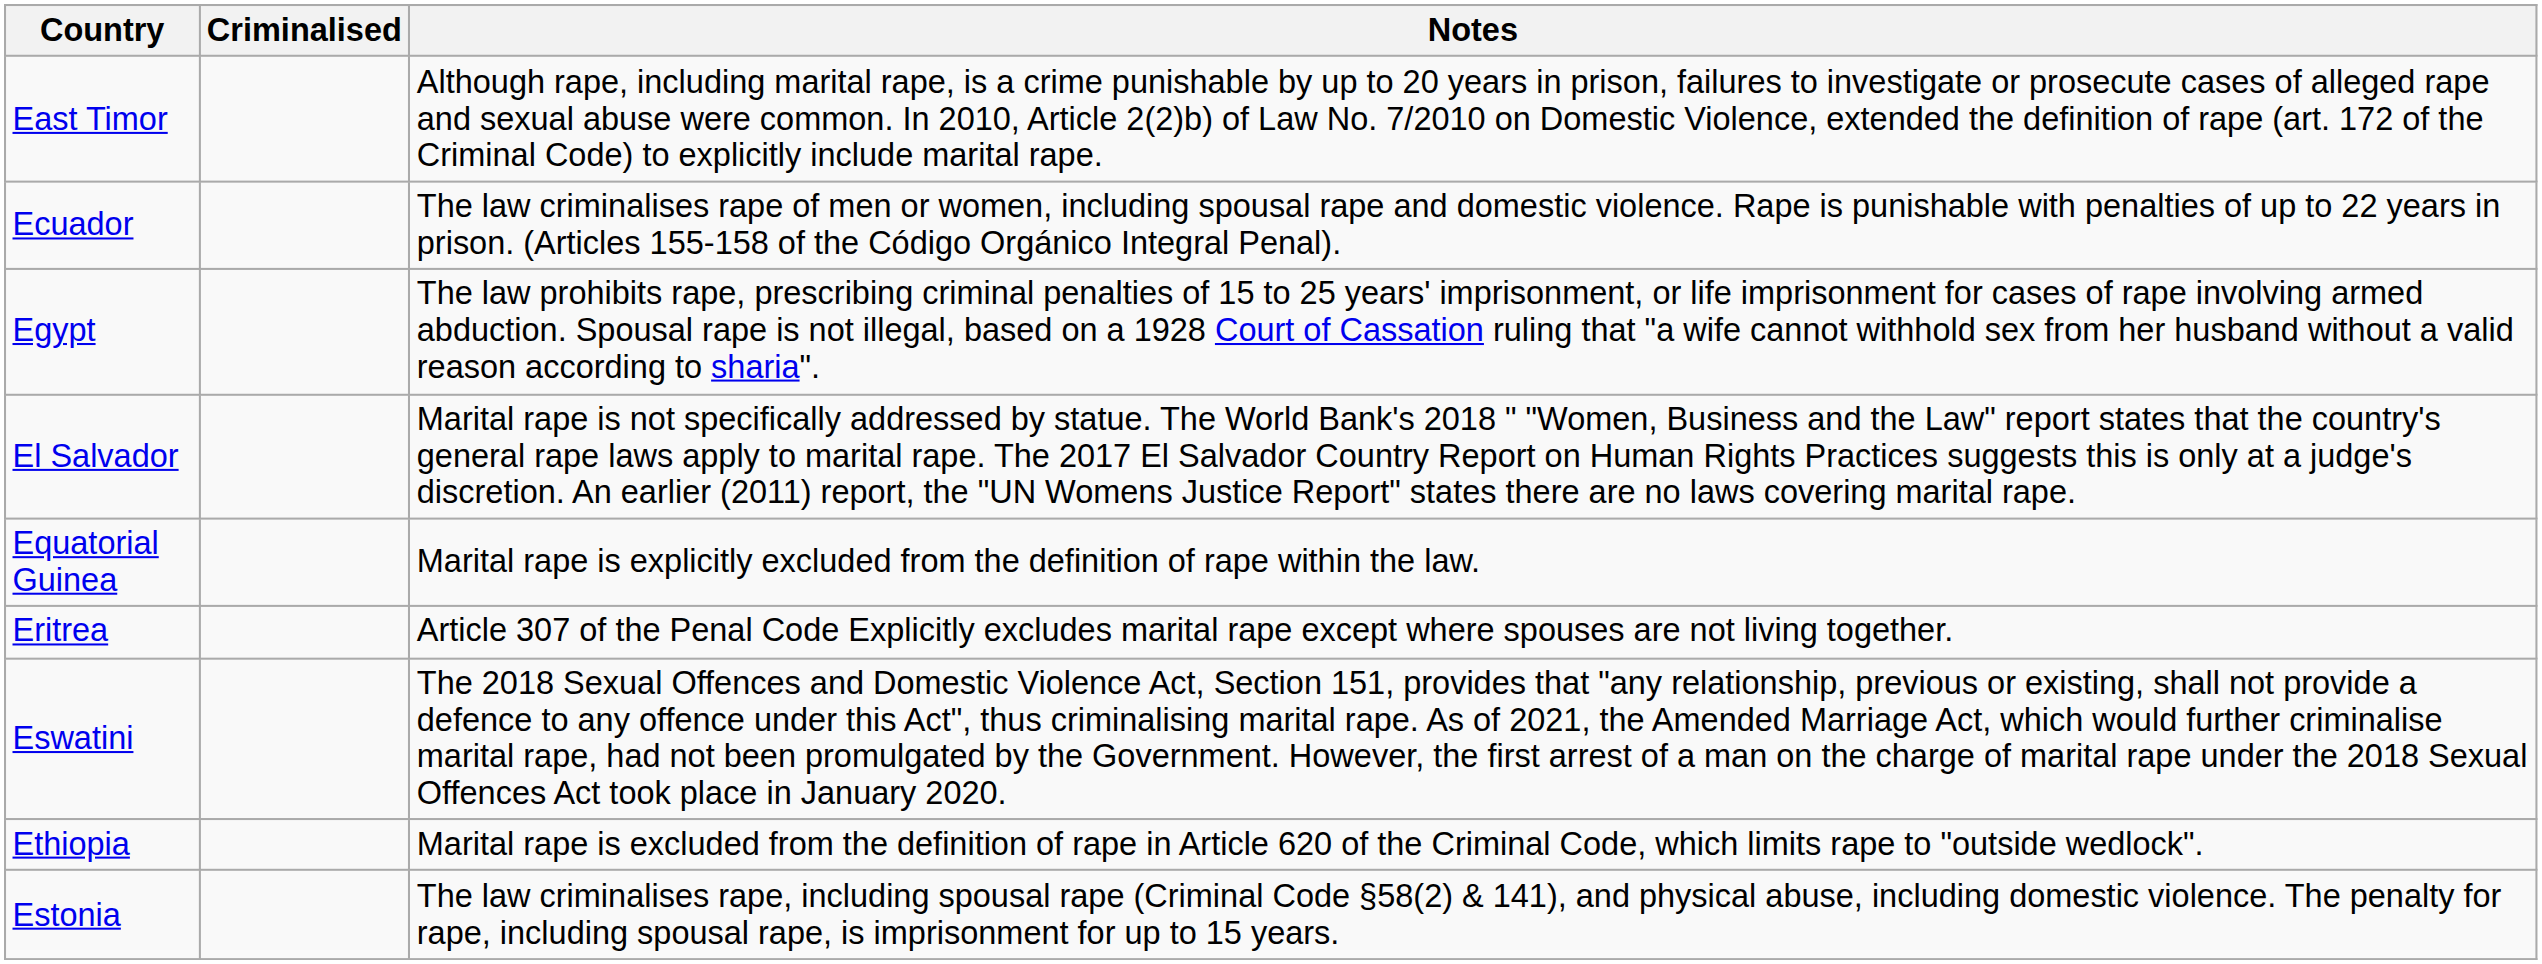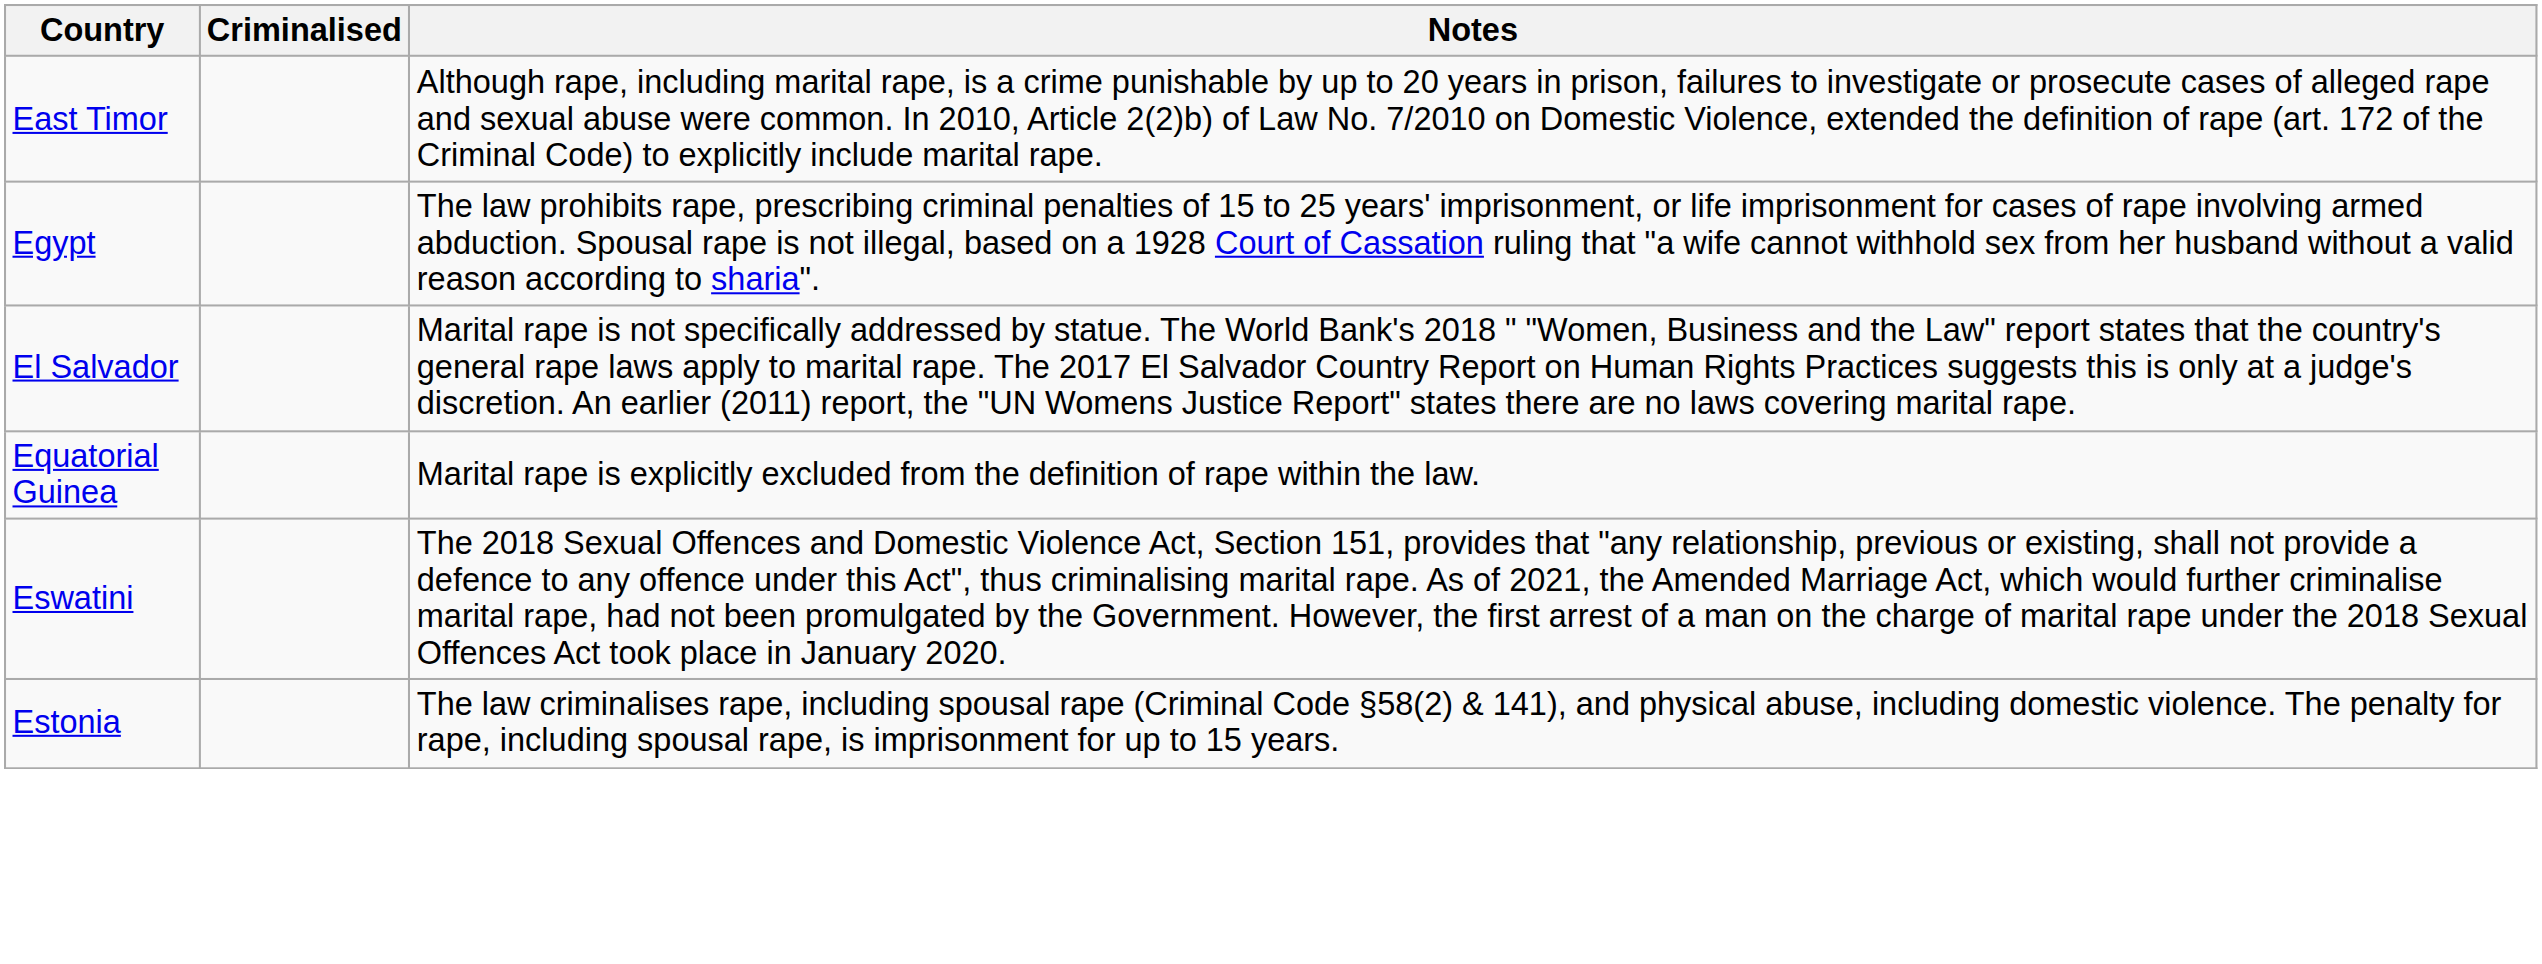- row: (73, 224)
- row: (60, 631)
- row: (71, 844)
